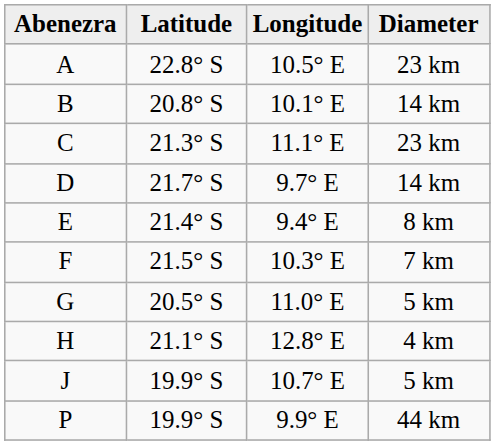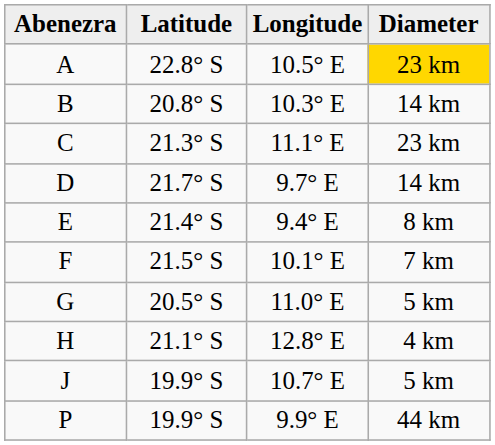(429, 63) no background -> (429, 63) gold background
(308, 103) 10.1° E -> (308, 103) 10.3° E
(308, 261) 10.3° E -> (308, 261) 10.1° E
